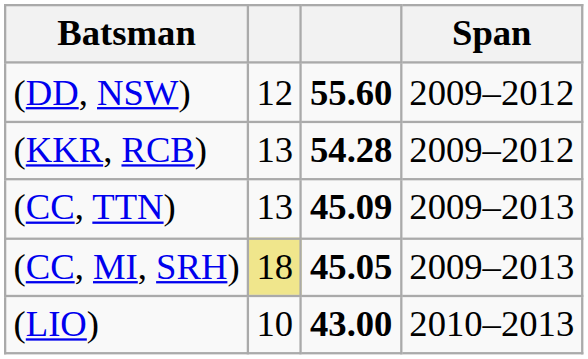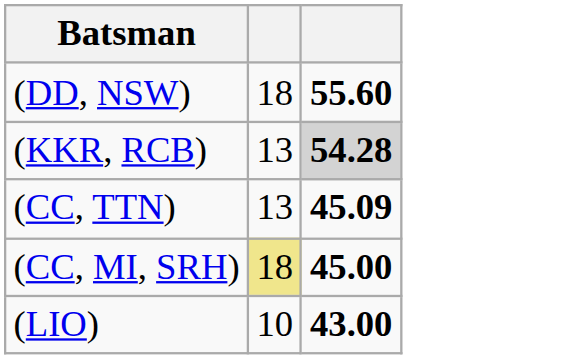- column: (492, 33)
(275, 91) 12 -> (275, 91) 18
(351, 149) no background -> (351, 149) lightgrey background
(351, 265) 45.05 -> (351, 265) 45.00
